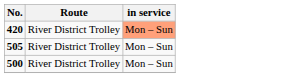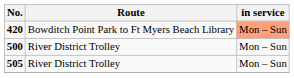(74, 30) River District Trolley -> (131, 30) Bowditch Point Park to Ft Myers Beach Library
rows swapped: (15, 64) <-> (15, 47)
